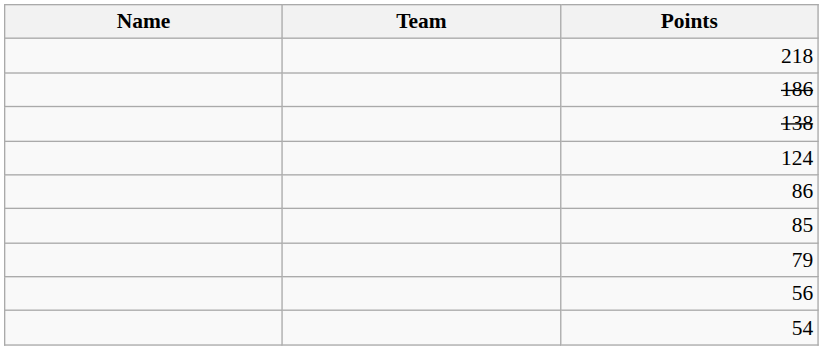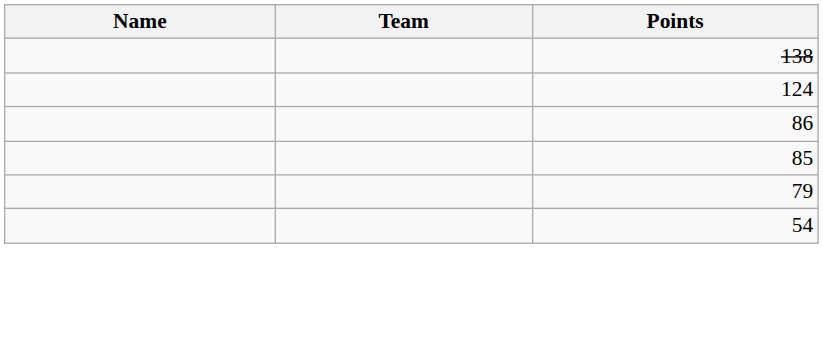- row: (797, 55)
- row: (797, 89)
- row: (802, 293)
